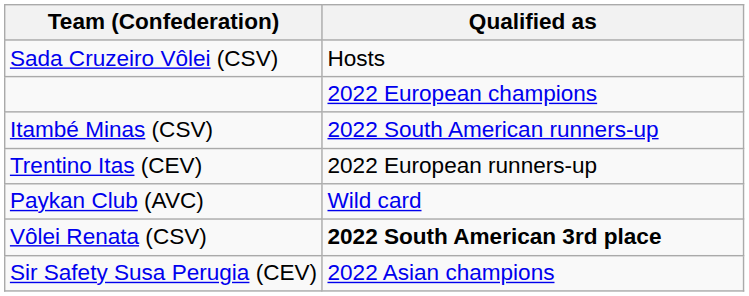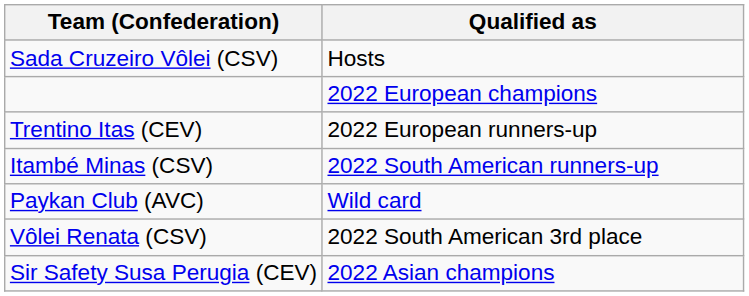rows swapped: (106, 165) <-> (111, 129)
(494, 237) bold -> (485, 237) normal
